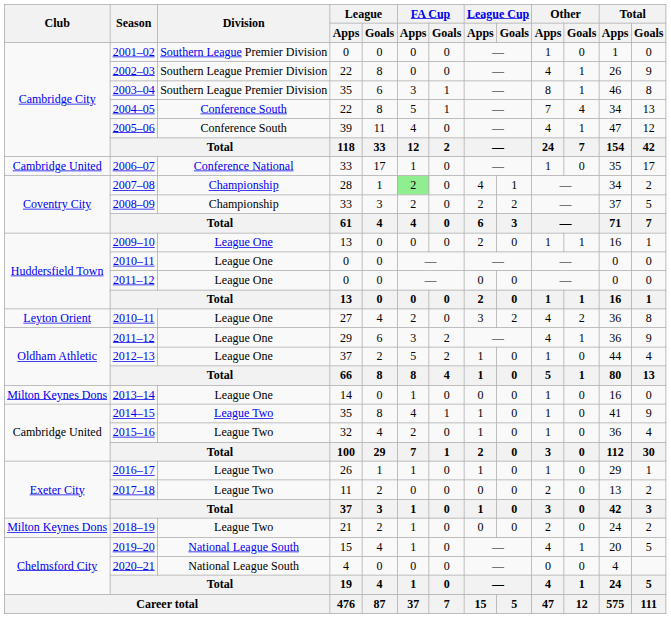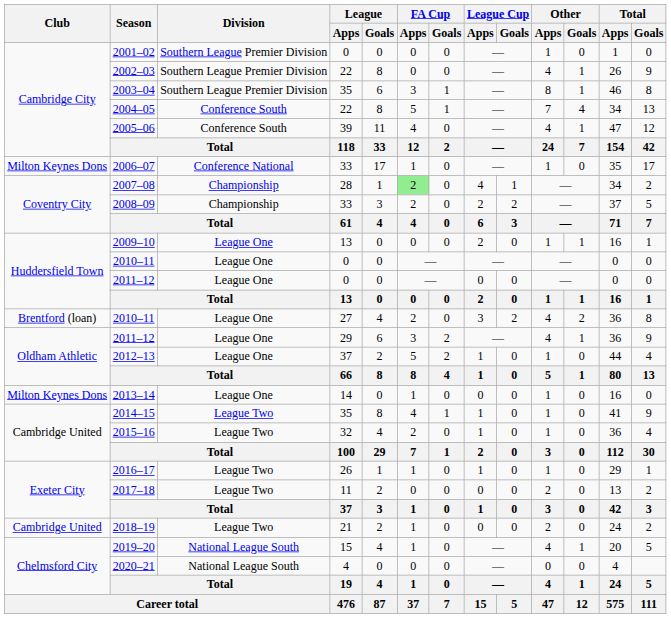(57, 166) Cambridge United -> (57, 166) Milton Keynes Dons
(57, 318) Leyton Orient -> (57, 318) Brentford (loan)
(57, 527) Milton Keynes Dons -> (57, 527) Cambridge United
